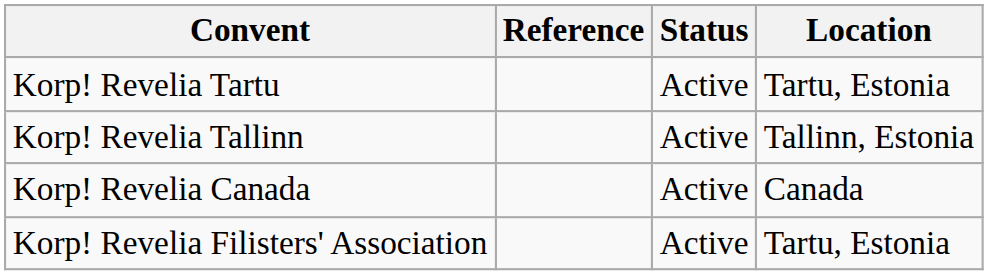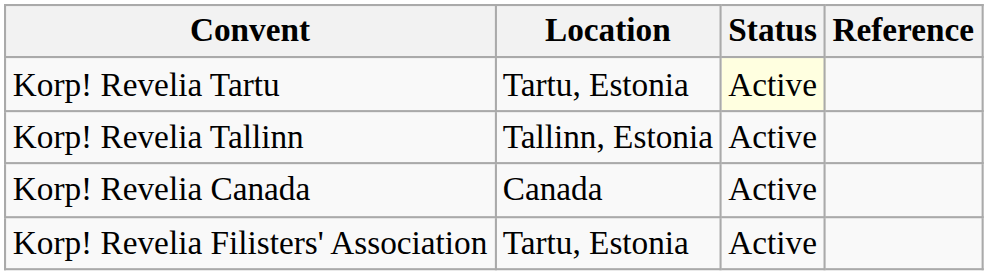columns swapped: (869, 30) <-> (574, 30)
(704, 83) no background -> (773, 83) lightyellow background
